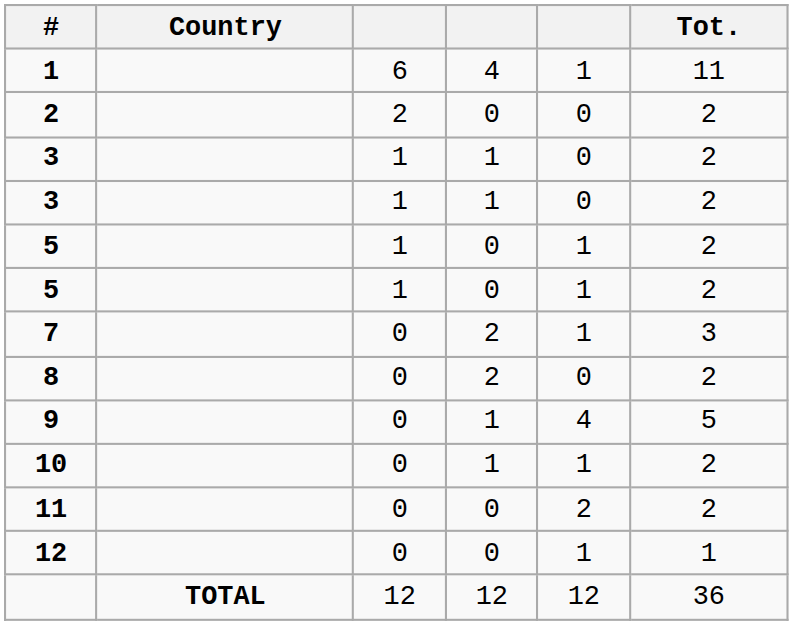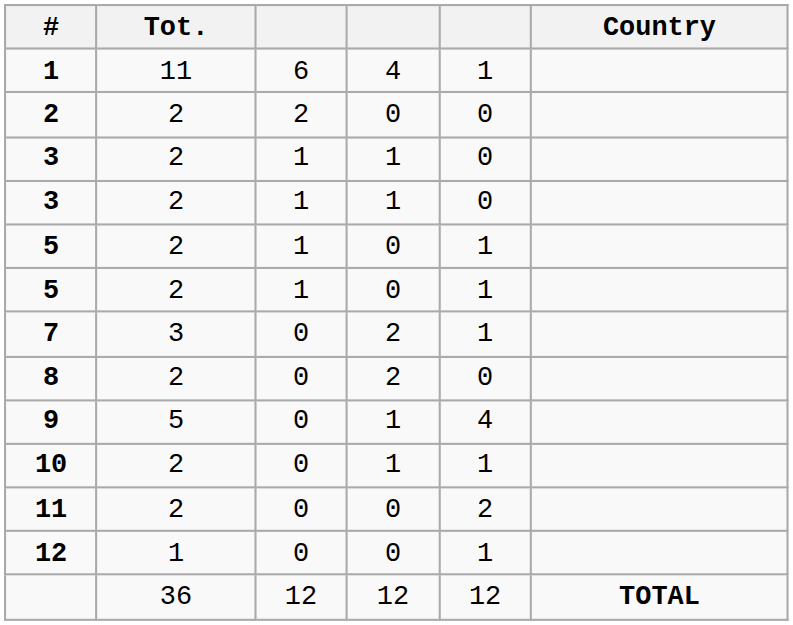columns swapped: (225, 27) <-> (709, 27)
